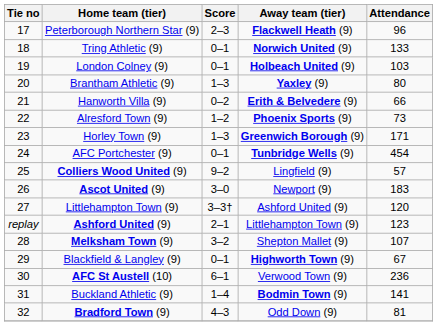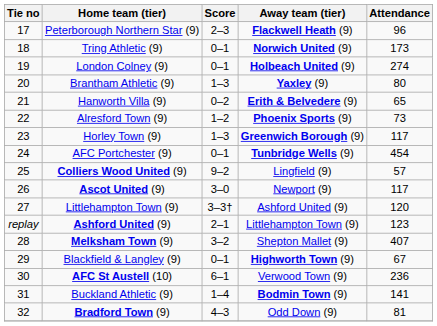(400, 48) 133 -> (400, 48) 173
(400, 66) 103 -> (400, 66) 274
(400, 101) 66 -> (400, 101) 65
(400, 136) 171 -> (400, 136) 117
(400, 189) 183 -> (400, 189) 117
(400, 241) 107 -> (400, 241) 407
